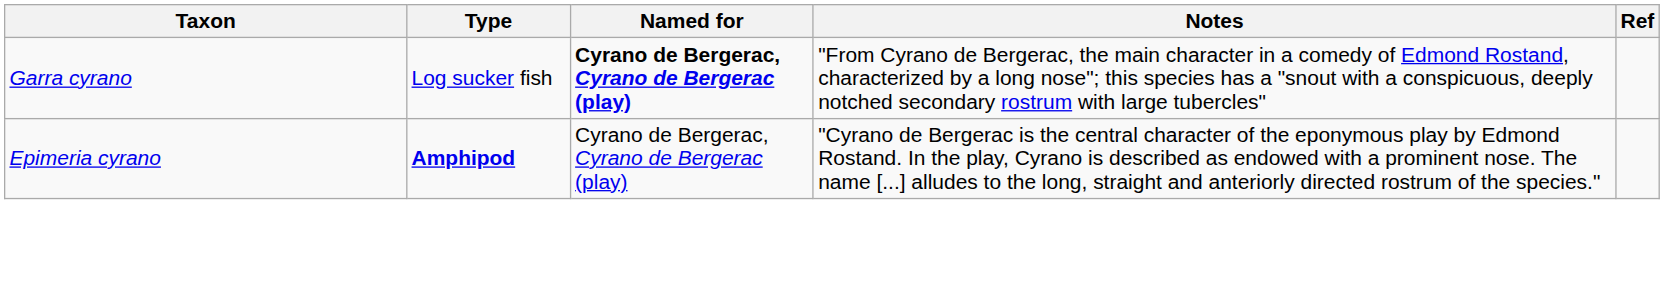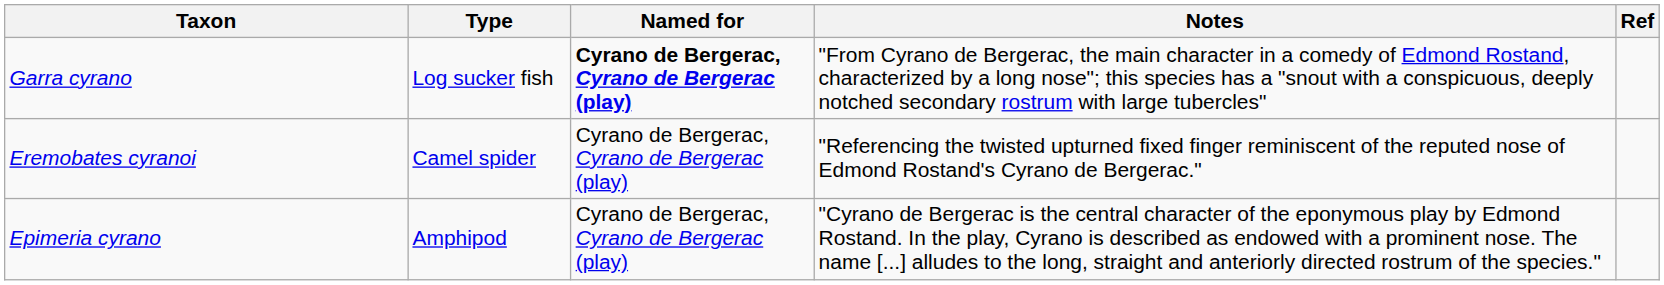+ row: (103, 158)
(463, 158) bold -> (460, 238) normal
